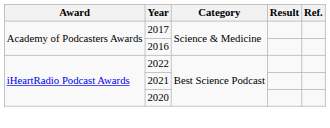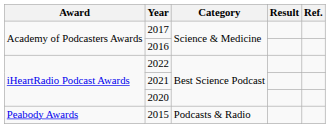+ row: (158, 115)
